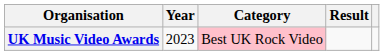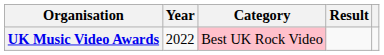(180, 38) 2023 -> (180, 38) 2022
